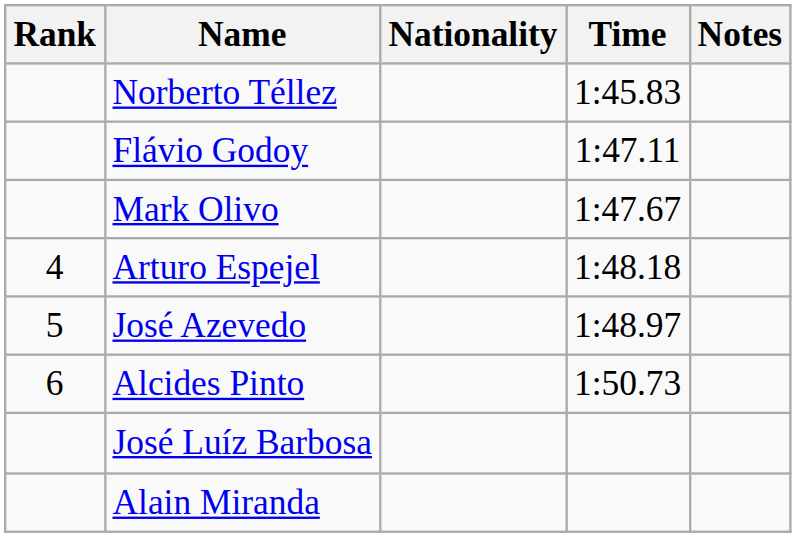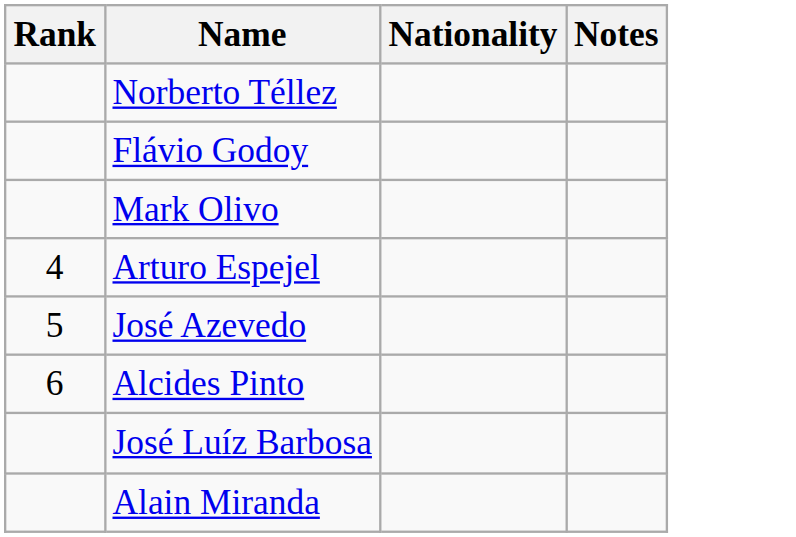- column: (628, 33)
